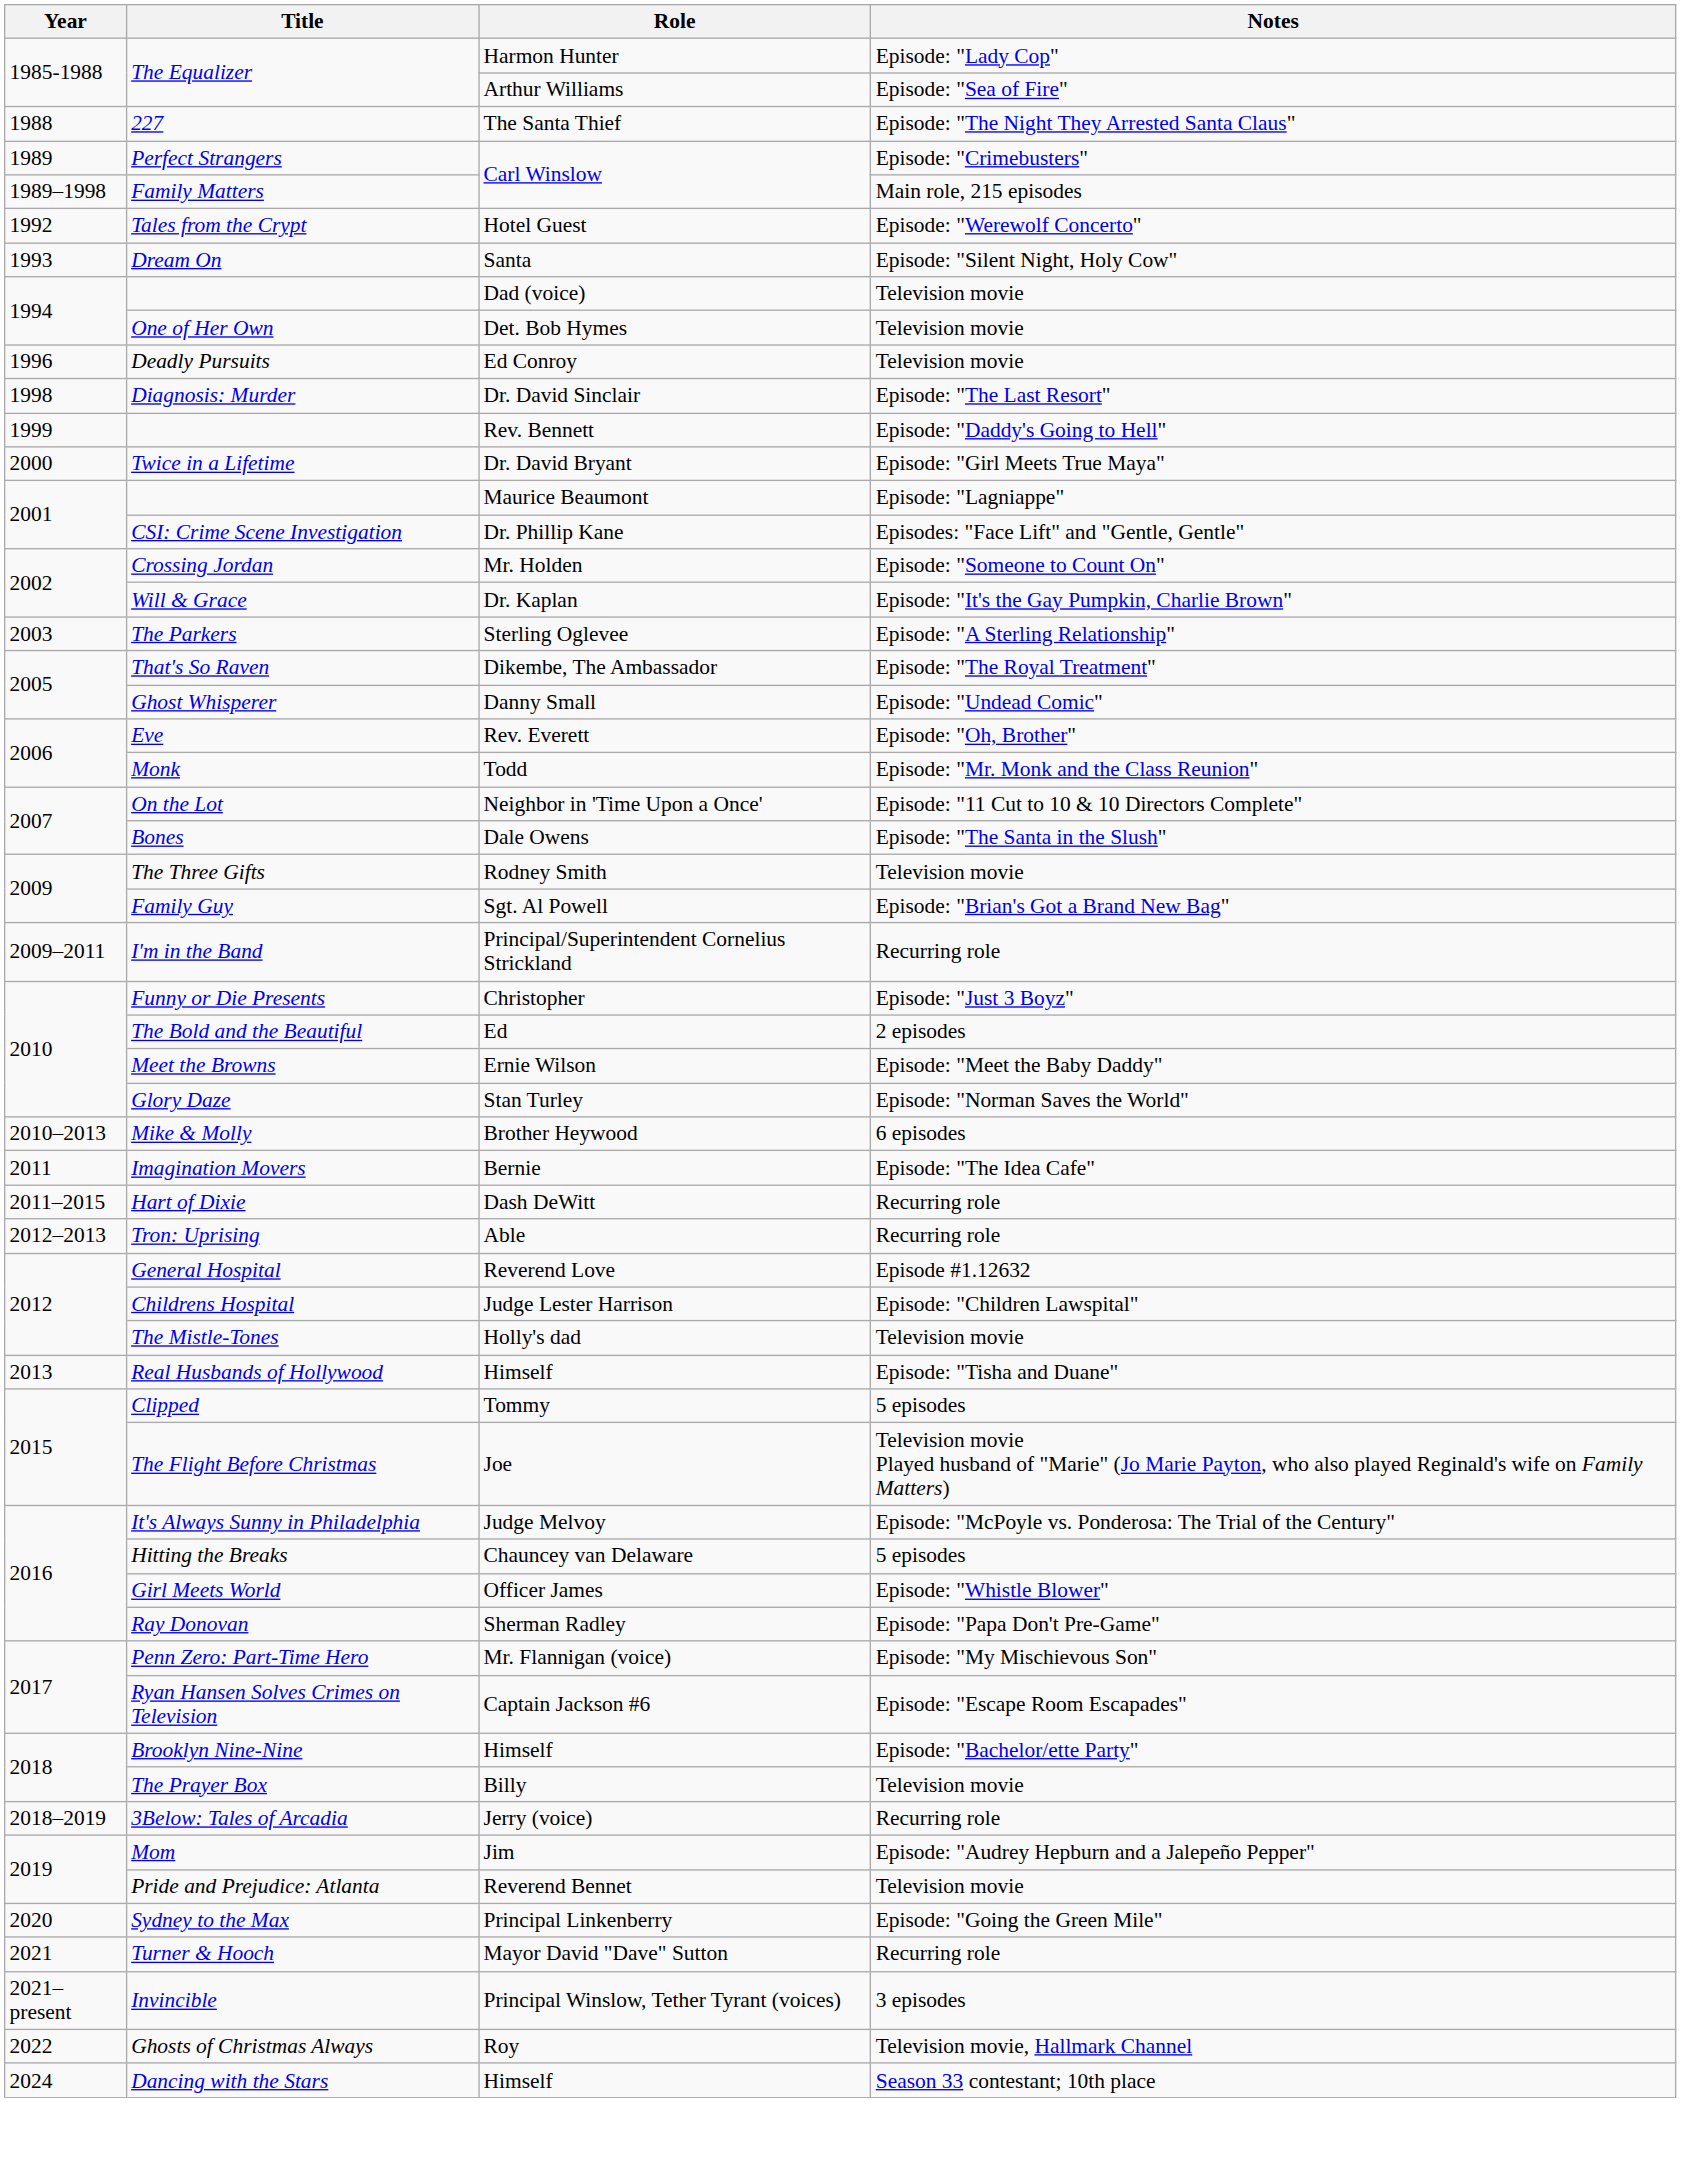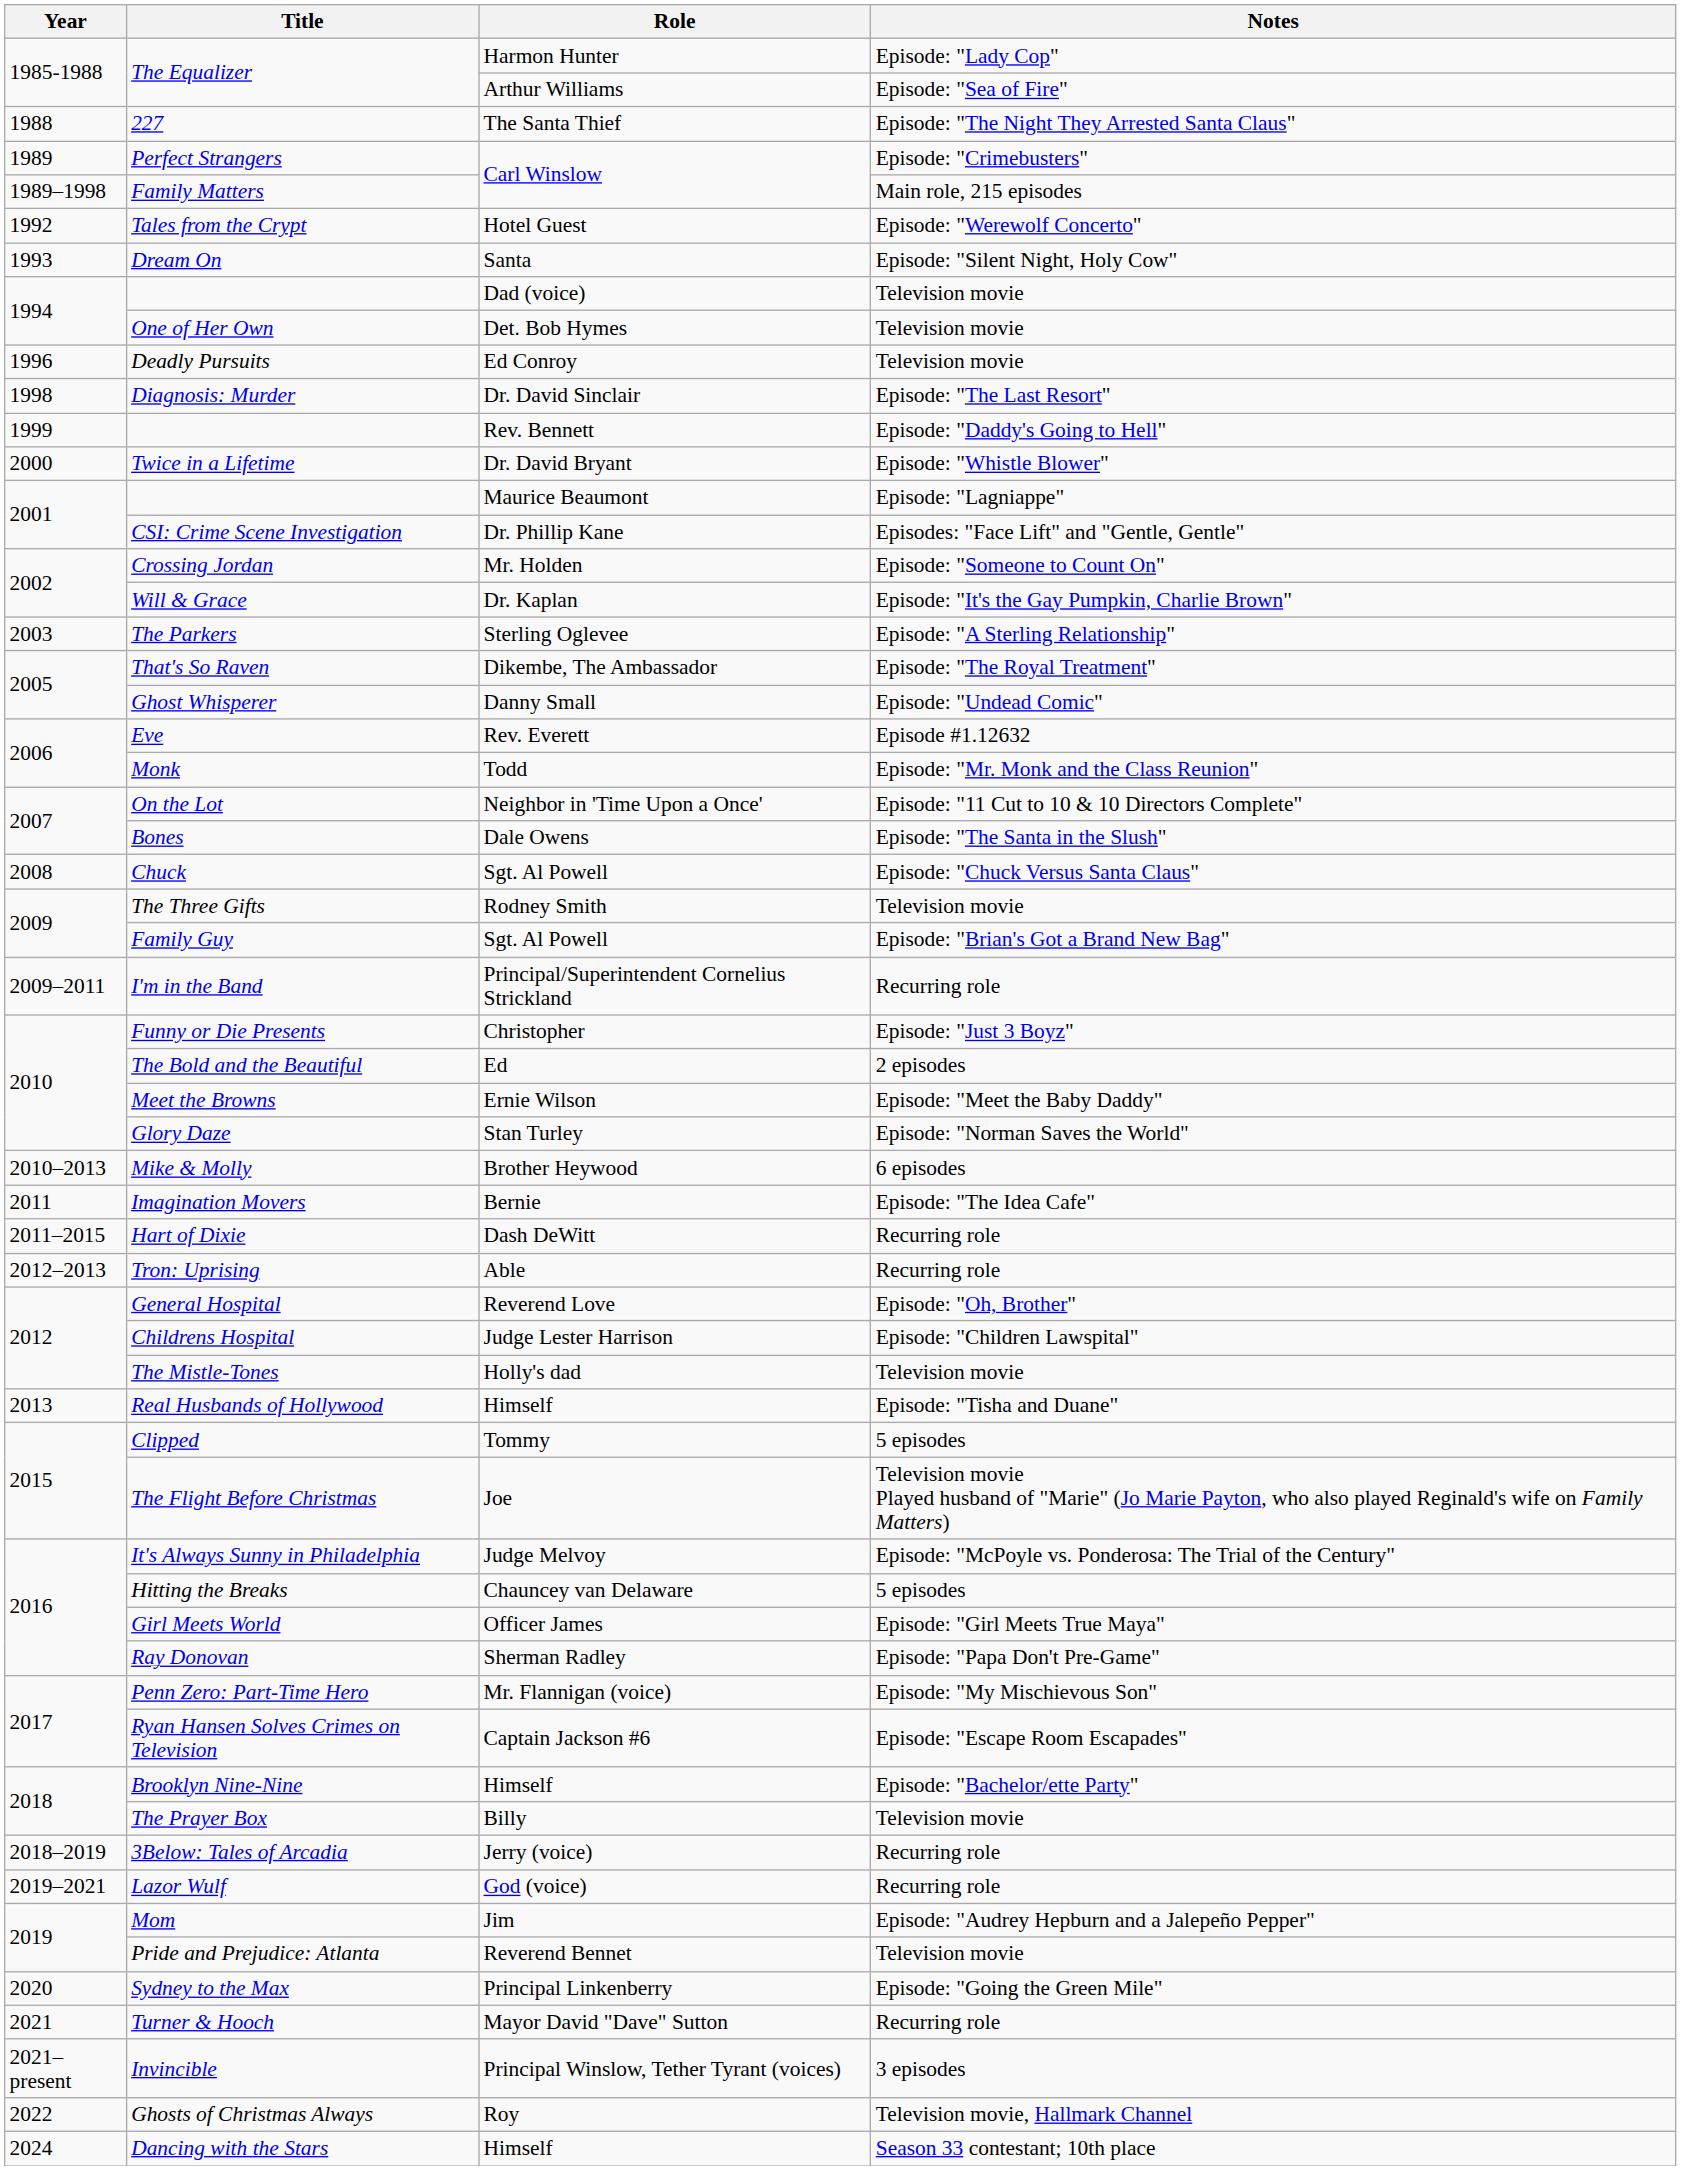(1020, 463) Episode: "Girl Meets True Maya" -> (992, 463) Episode: "Whistle Blower"
(976, 735) Episode: "Oh, Brother" -> (953, 735) Episode #1.12632
+ row: (159, 871)
(953, 1269) Episode #1.12632 -> (976, 1303) Episode: "Oh, Brother"
(992, 1589) Episode: "Whistle Blower" -> (1020, 1623) Episode: "Girl Meets True Maya"
+ row: (179, 1886)
